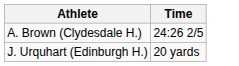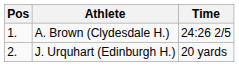+ column: (18, 14)
